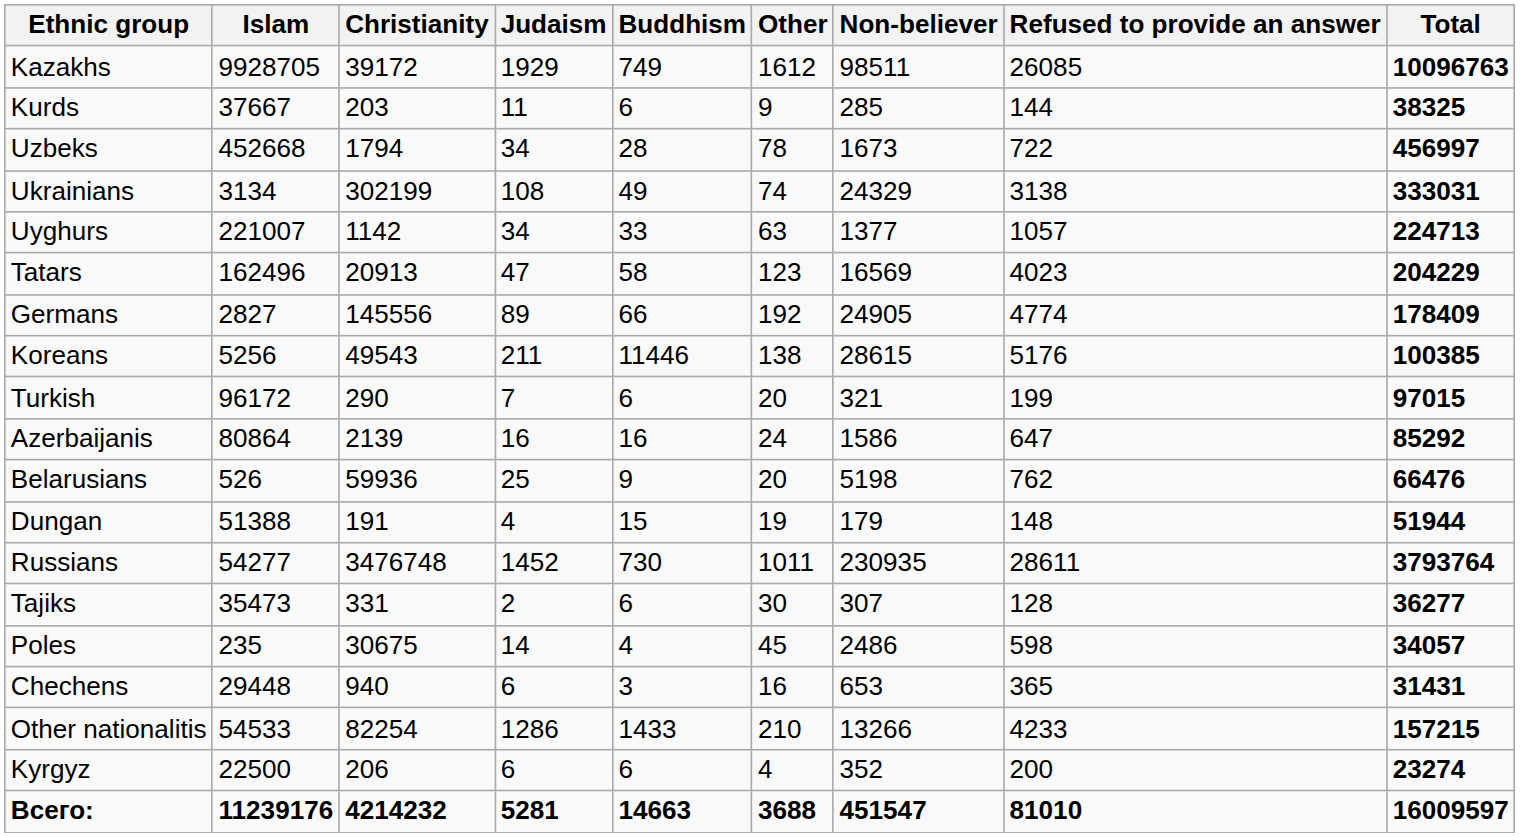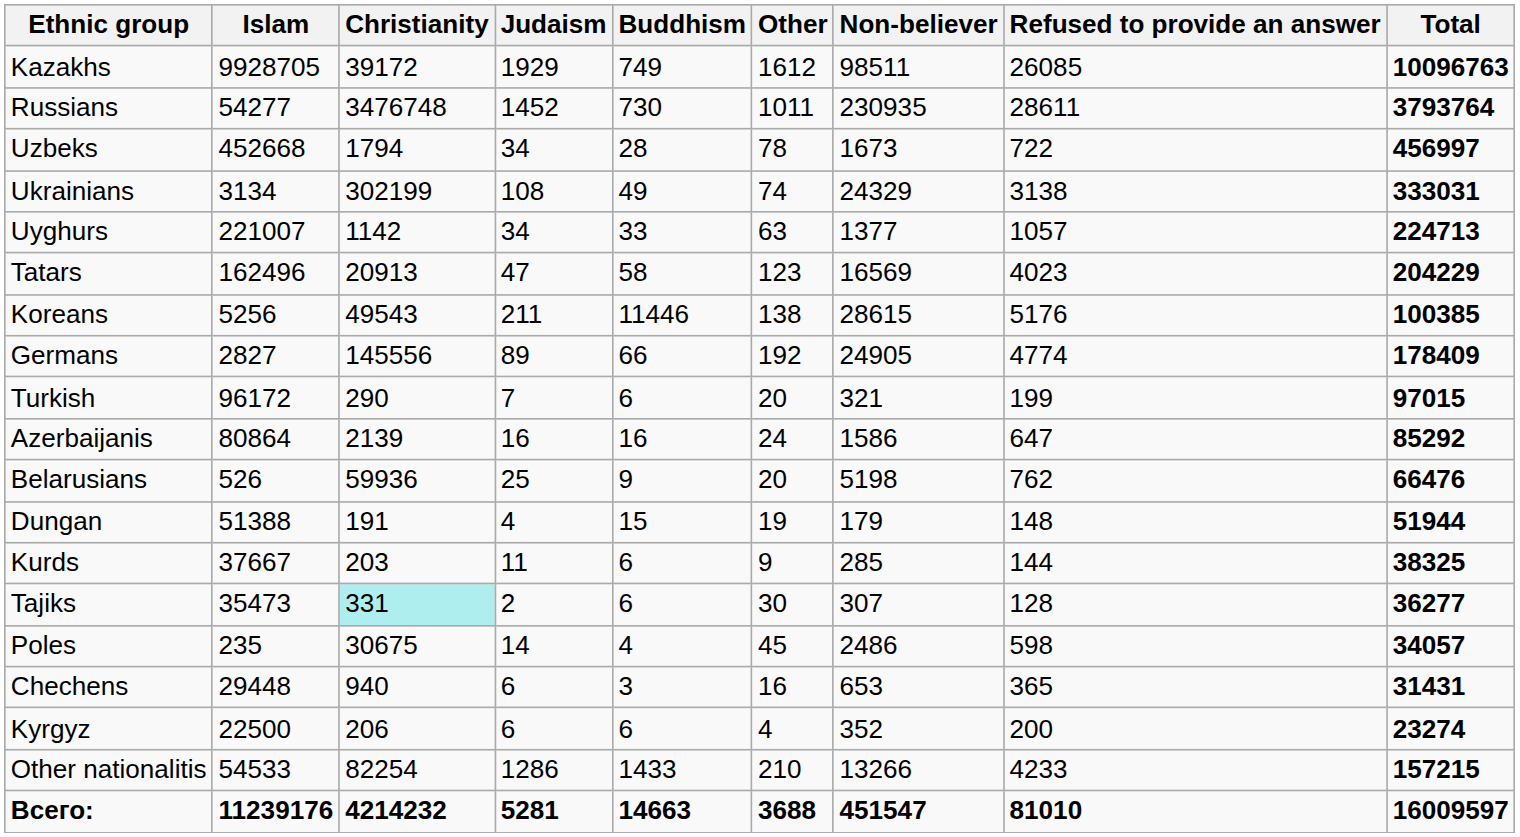rows swapped: (64, 562) <-> (45, 107)
rows swapped: (64, 314) <-> (59, 356)
(367, 604) no background -> (367, 604) paleturquoise background
rows swapped: (51, 769) <-> (109, 728)
